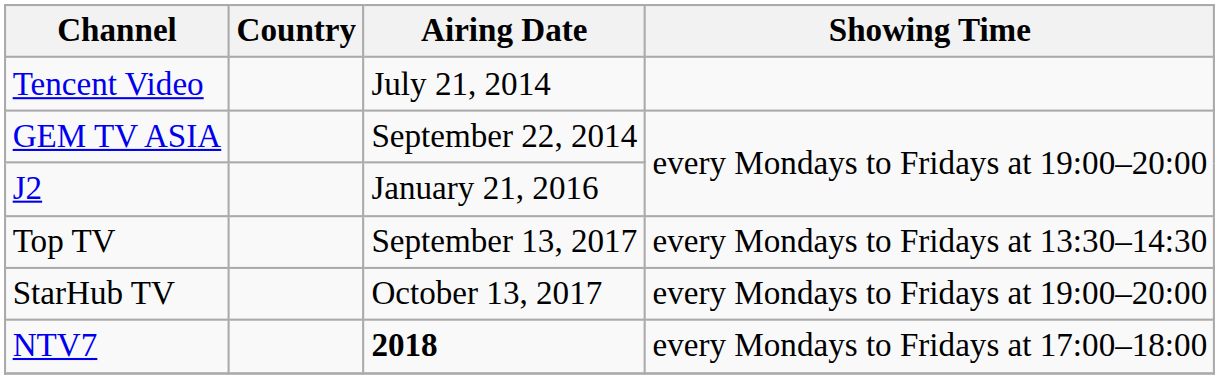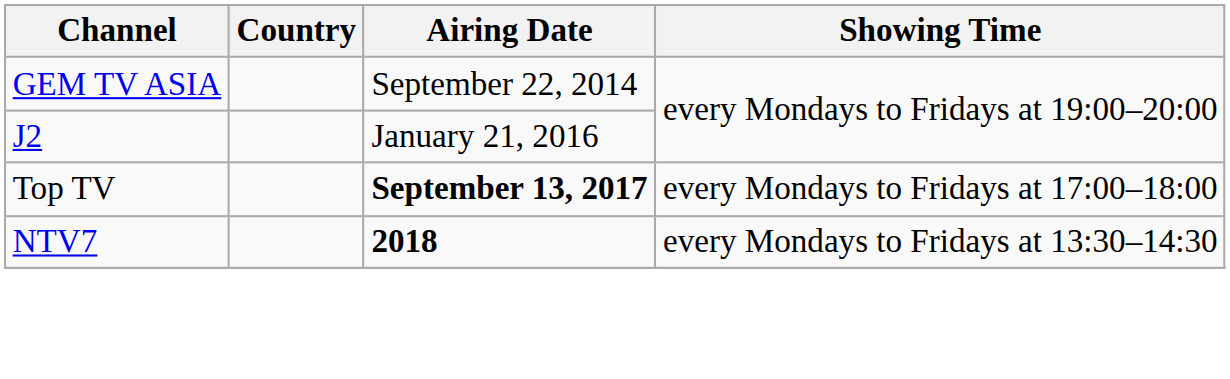- row: (108, 83)
(504, 240) normal -> (510, 188) bold
(930, 240) every Mondays to Fridays at 13:30–14:30 -> (940, 188) every Mondays to Fridays at 17:00–18:00
- row: (94, 293)
(930, 345) every Mondays to Fridays at 17:00–18:00 -> (940, 240) every Mondays to Fridays at 13:30–14:30
